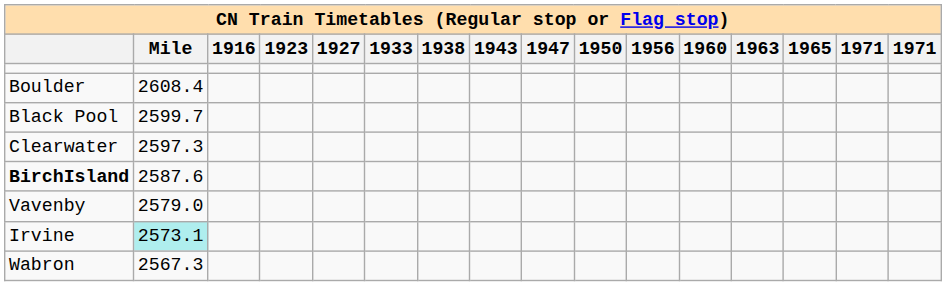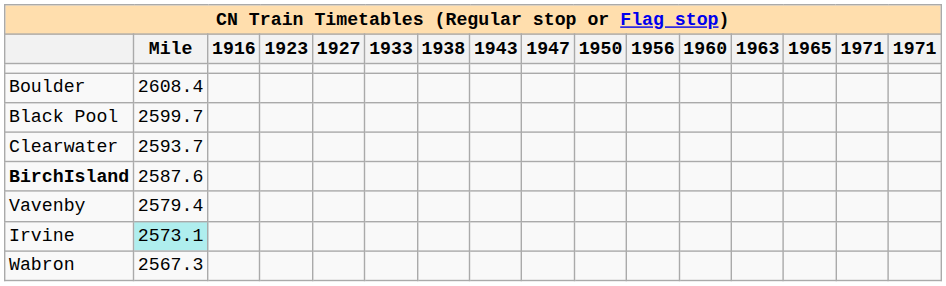(171, 147) 2597.3 -> (171, 147) 2593.7
(171, 206) 2579.0 -> (171, 206) 2579.4
